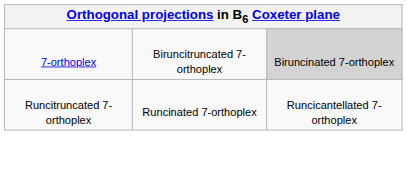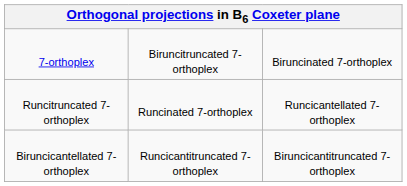(334, 62) lightgrey background -> (332, 62) no background
+ row: (66, 164)
